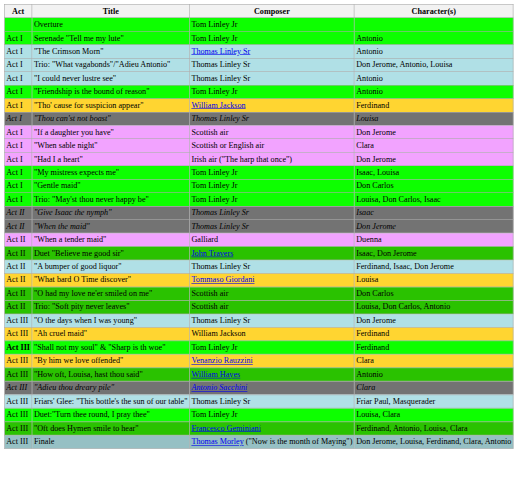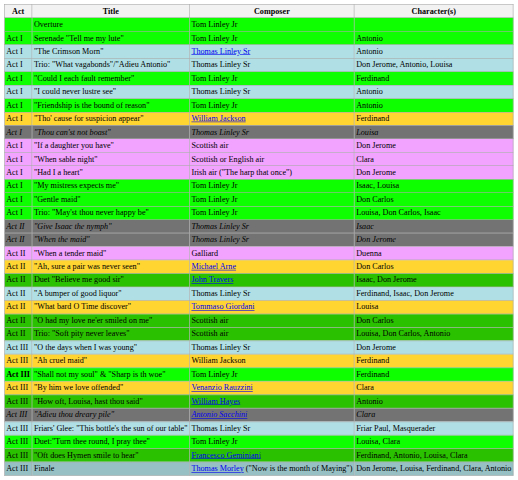+ row: (84, 78)
+ row: (87, 266)
